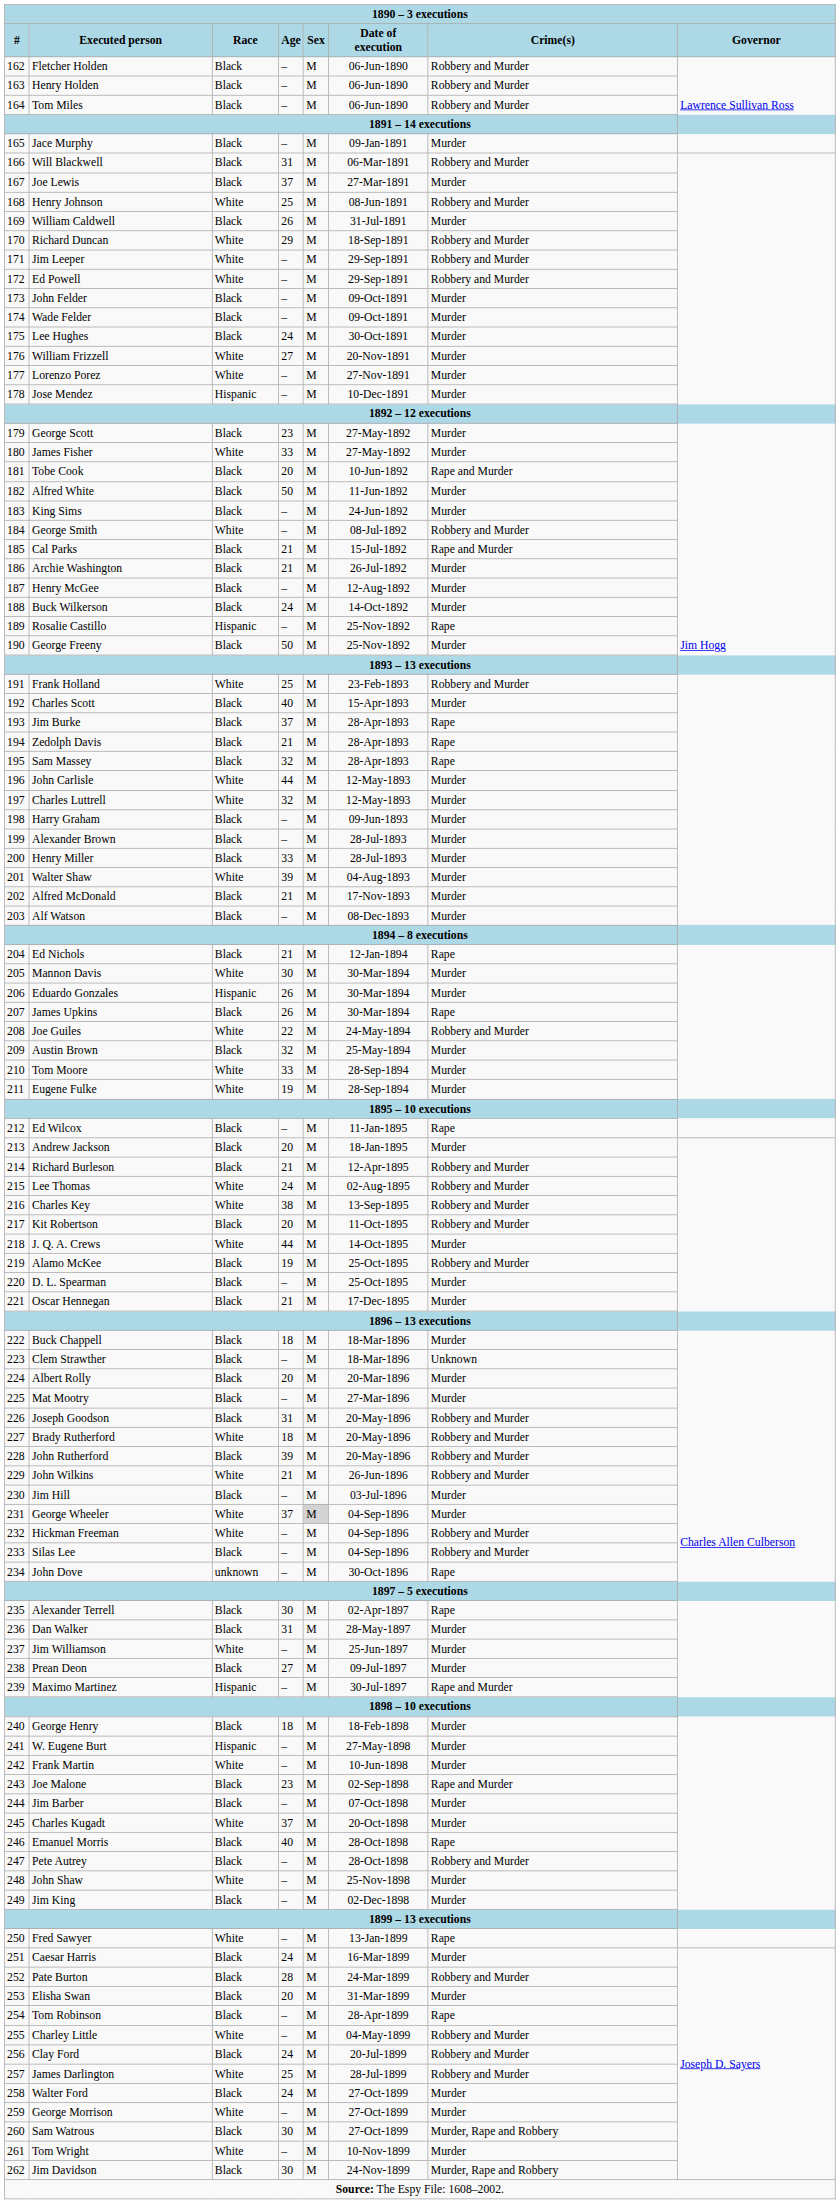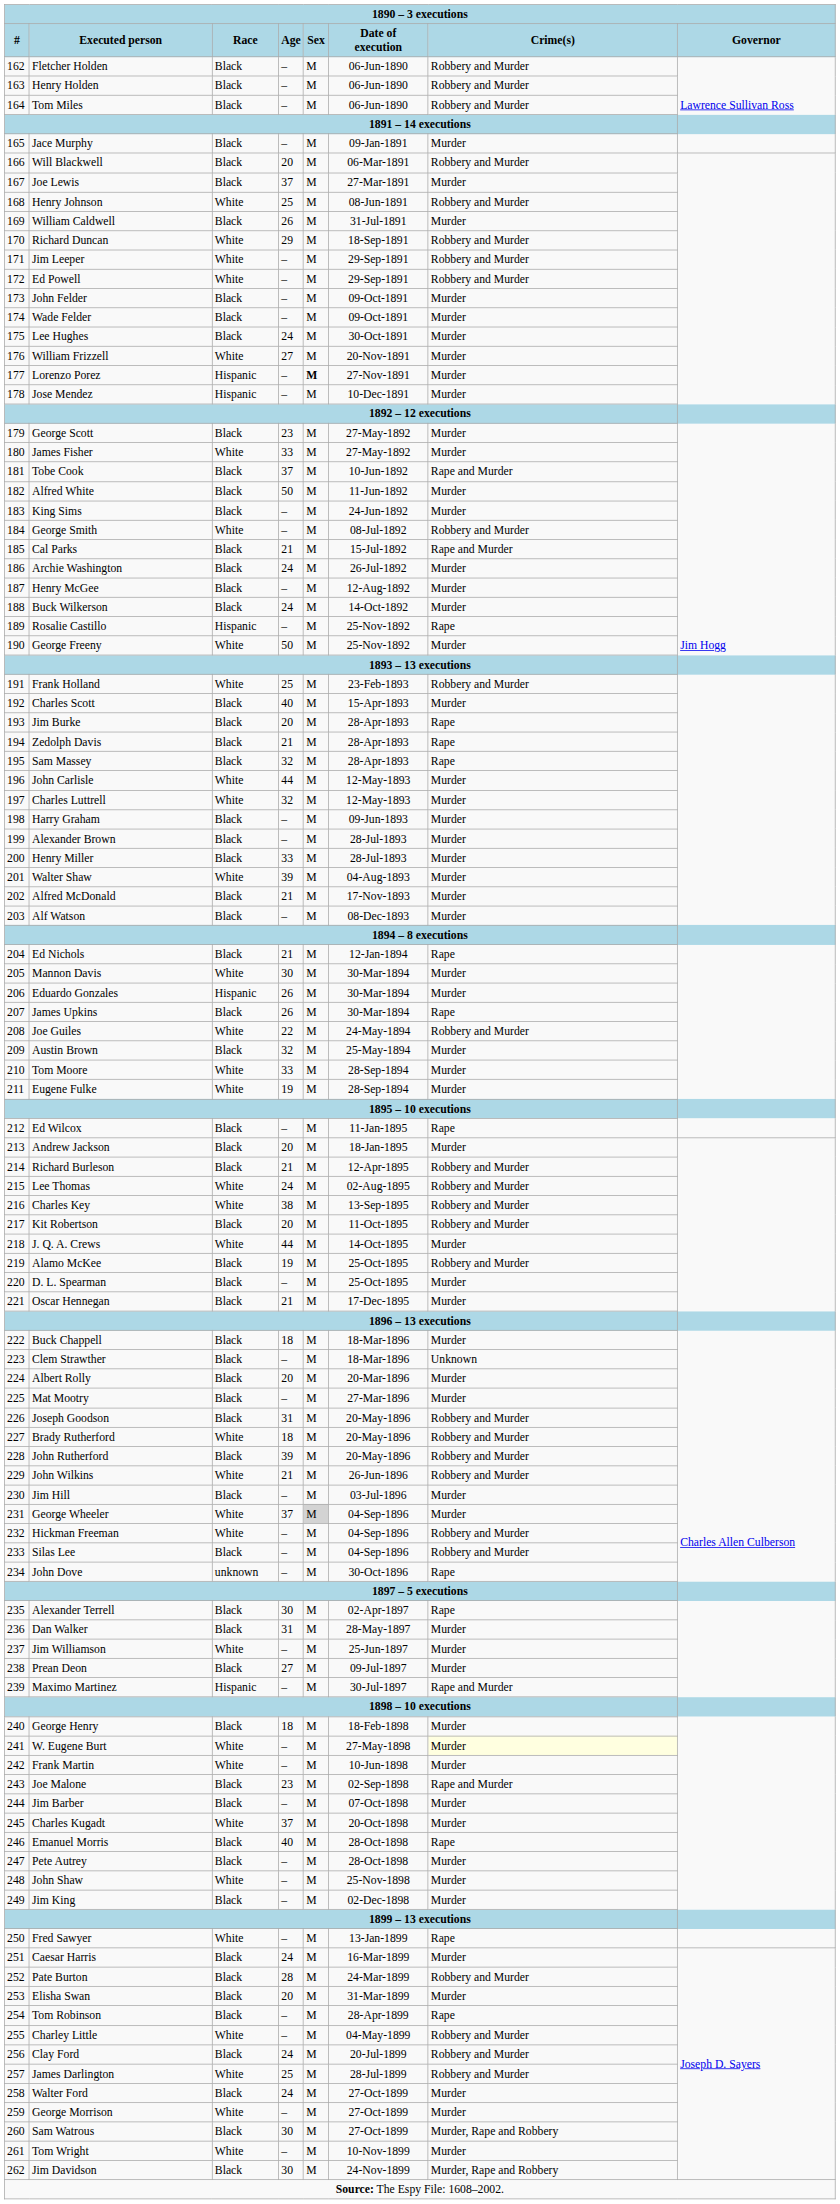(287, 163) 31 -> (287, 163) 20
(229, 375) White -> (236, 375) Hispanic
(311, 375) normal -> (312, 375) bold
(287, 472) 20 -> (287, 472) 37
(287, 568) 21 -> (287, 568) 24
(228, 645) Black -> (229, 645) White
(287, 722) 37 -> (287, 722) 20
(236, 1745) Hispanic -> (229, 1745) White
(448, 1745) no background -> (448, 1745) lightyellow background
(480, 1861) Robbery and Murder -> (448, 1861) Murder
